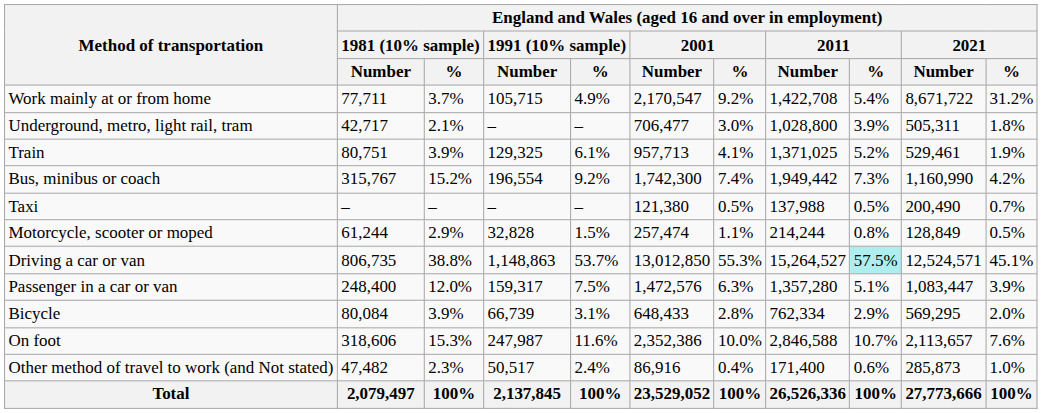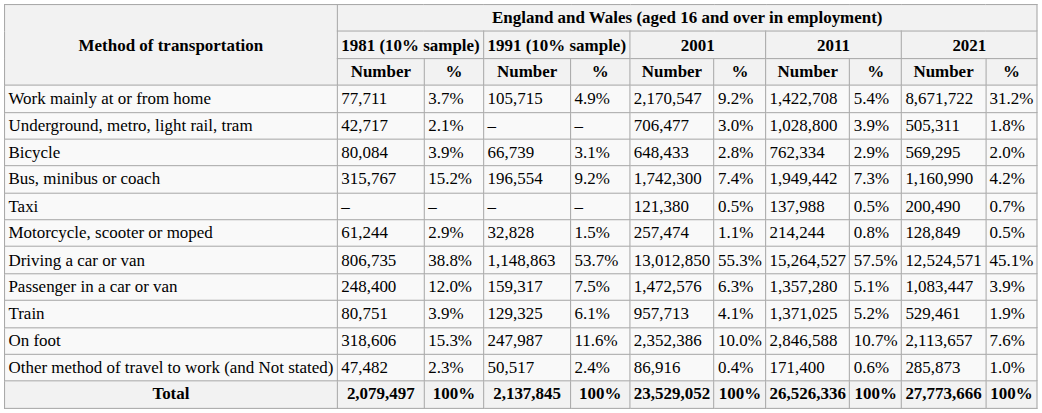rows swapped: (27, 152) <-> (34, 313)
(876, 260) paleturquoise background -> (876, 260) no background
